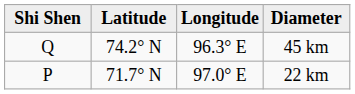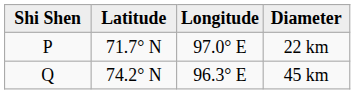rows swapped: (306, 74) <-> (306, 46)
